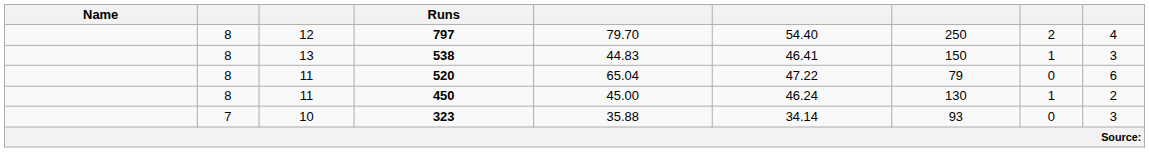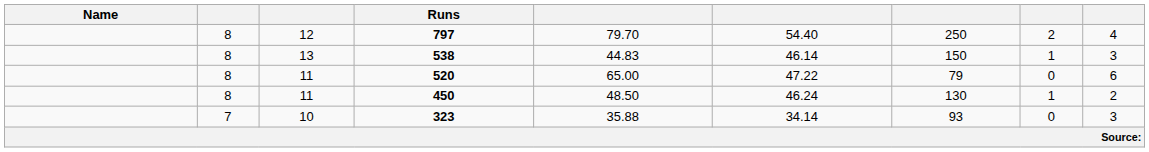(802, 55) 46.41 -> (802, 55) 46.14
(623, 75) 65.04 -> (623, 75) 65.00
(623, 96) 45.00 -> (623, 96) 48.50
